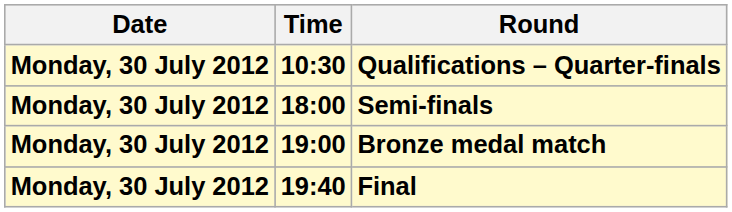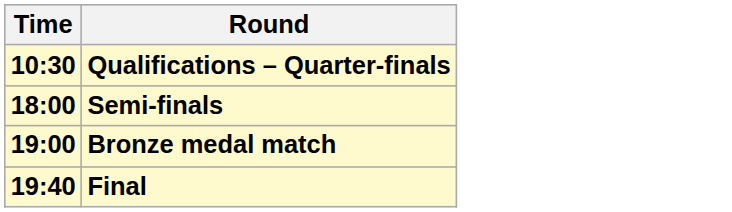- column: (140, 24)
